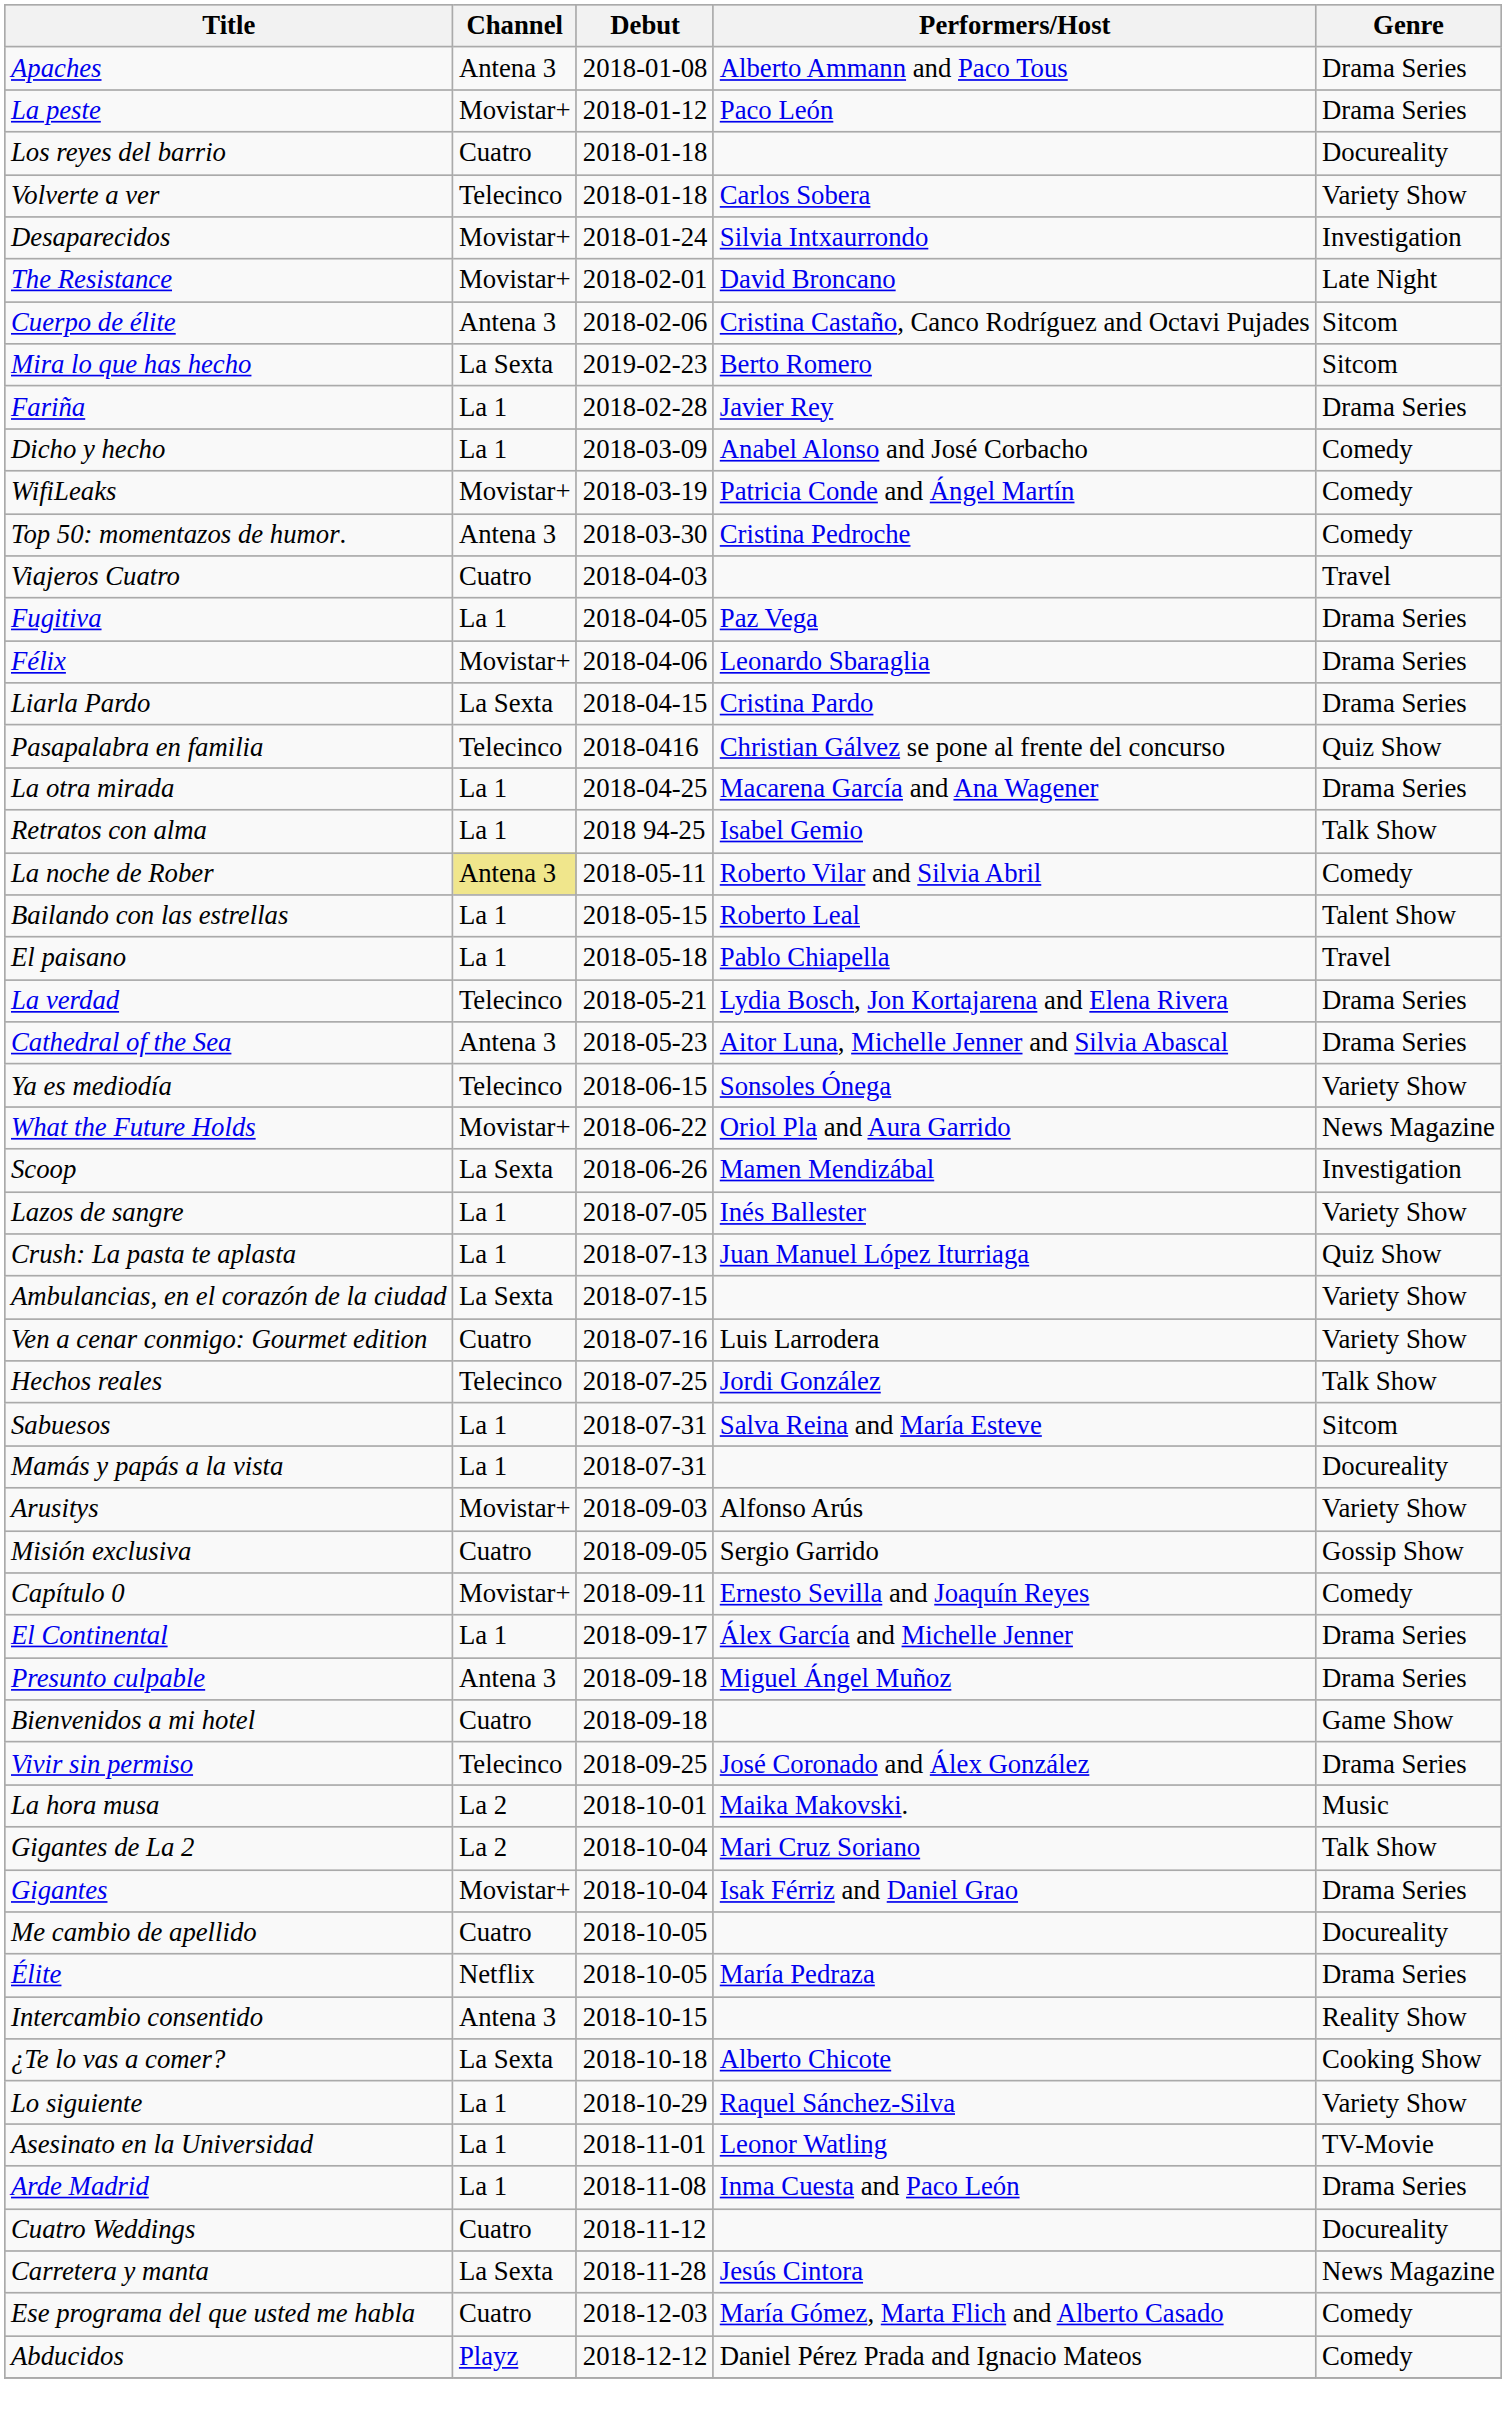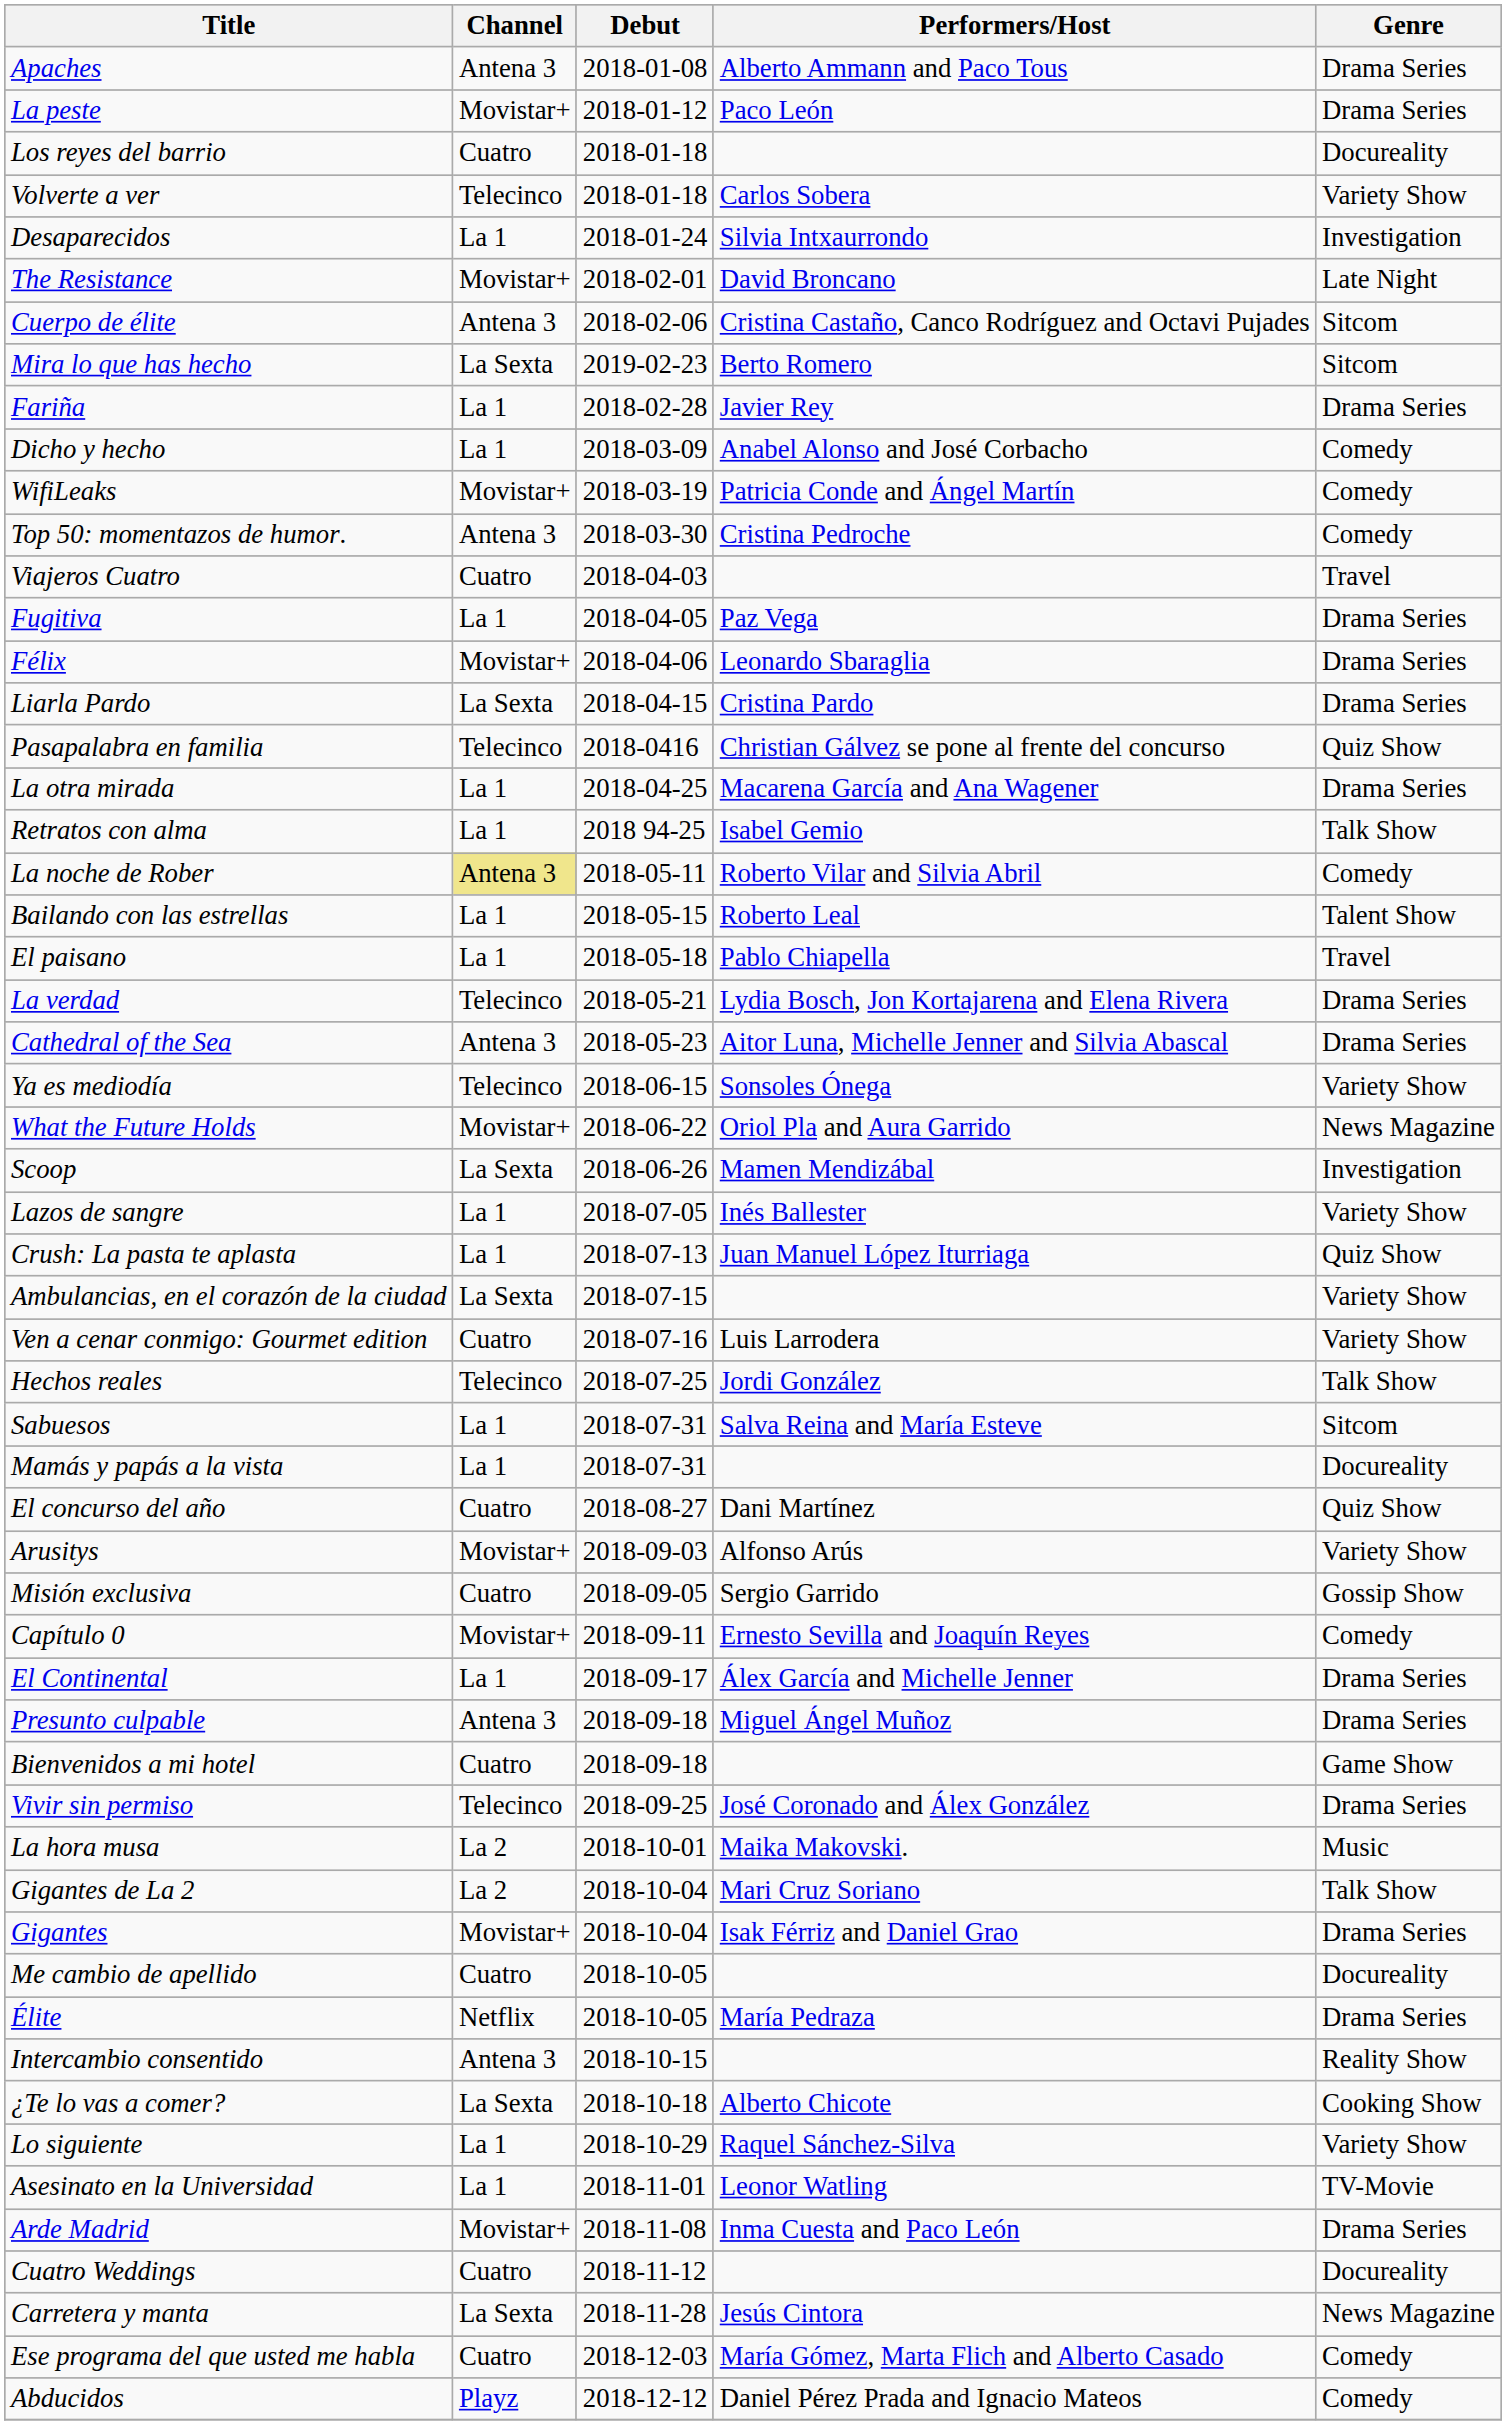(515, 237) Movistar+ -> (483, 237) La 1
+ row: (118, 1508)
(483, 2186) La 1 -> (515, 2229) Movistar+
